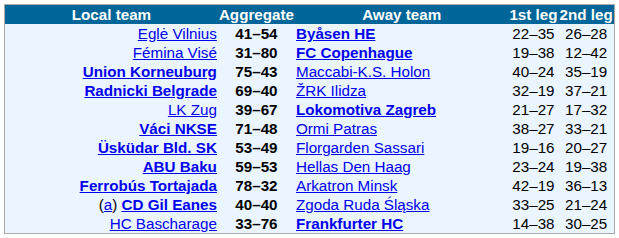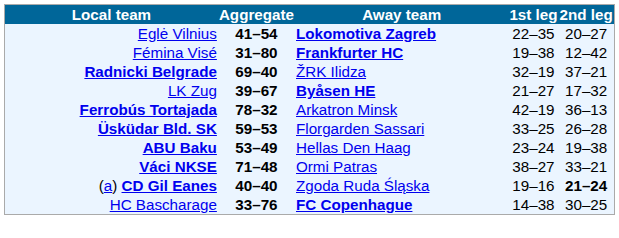(336, 34) Byåsen HE -> (366, 34) Lokomotiva Zagreb
(586, 34) 26–28 -> (586, 34) 20–27
(354, 52) FC Copenhague -> (350, 52) Frankfurter HC
- row: (150, 72)
(366, 110) Lokomotiva Zagreb -> (336, 90) Byåsen HE
rows swapped: (178, 128) <-> (148, 186)
(256, 148) 53–49 -> (256, 128) 59–53
(533, 148) 19–16 -> (533, 128) 33–25
(586, 148) 20–27 -> (586, 128) 26–28
(256, 166) 59–53 -> (256, 148) 53–49
(533, 204) 33–25 -> (533, 186) 19–16
(586, 204) normal -> (586, 186) bold
(350, 224) Frankfurter HC -> (354, 204) FC Copenhague
